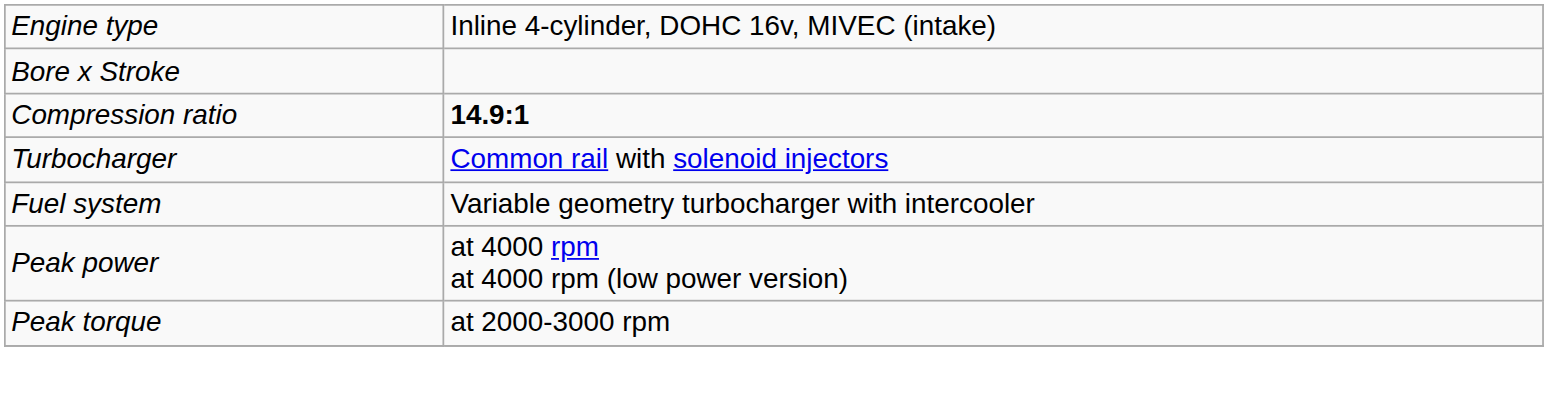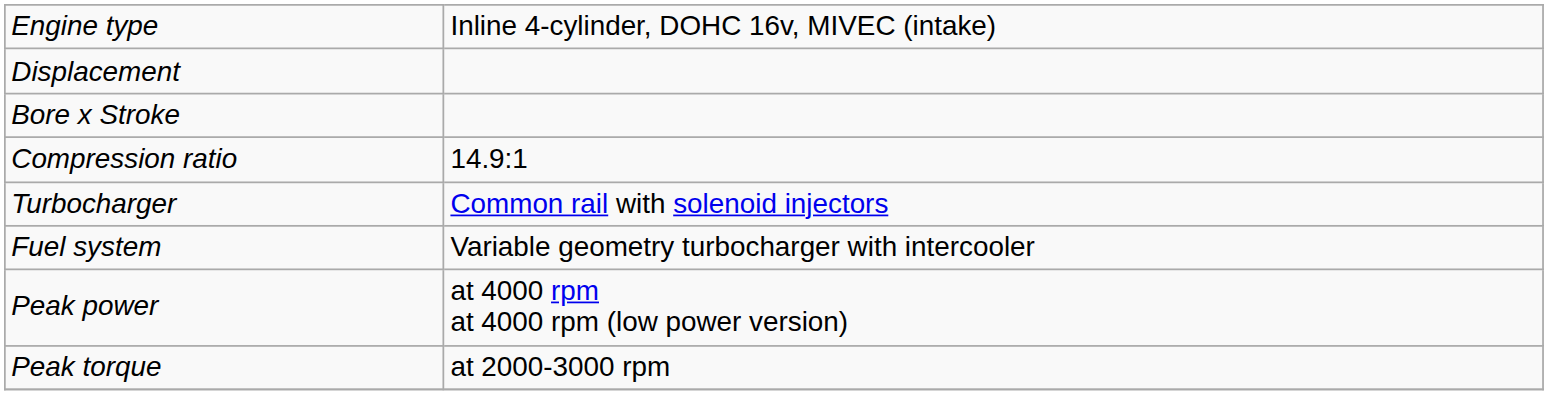+ row: (96, 70)
(494, 114) bold -> (493, 159) normal
